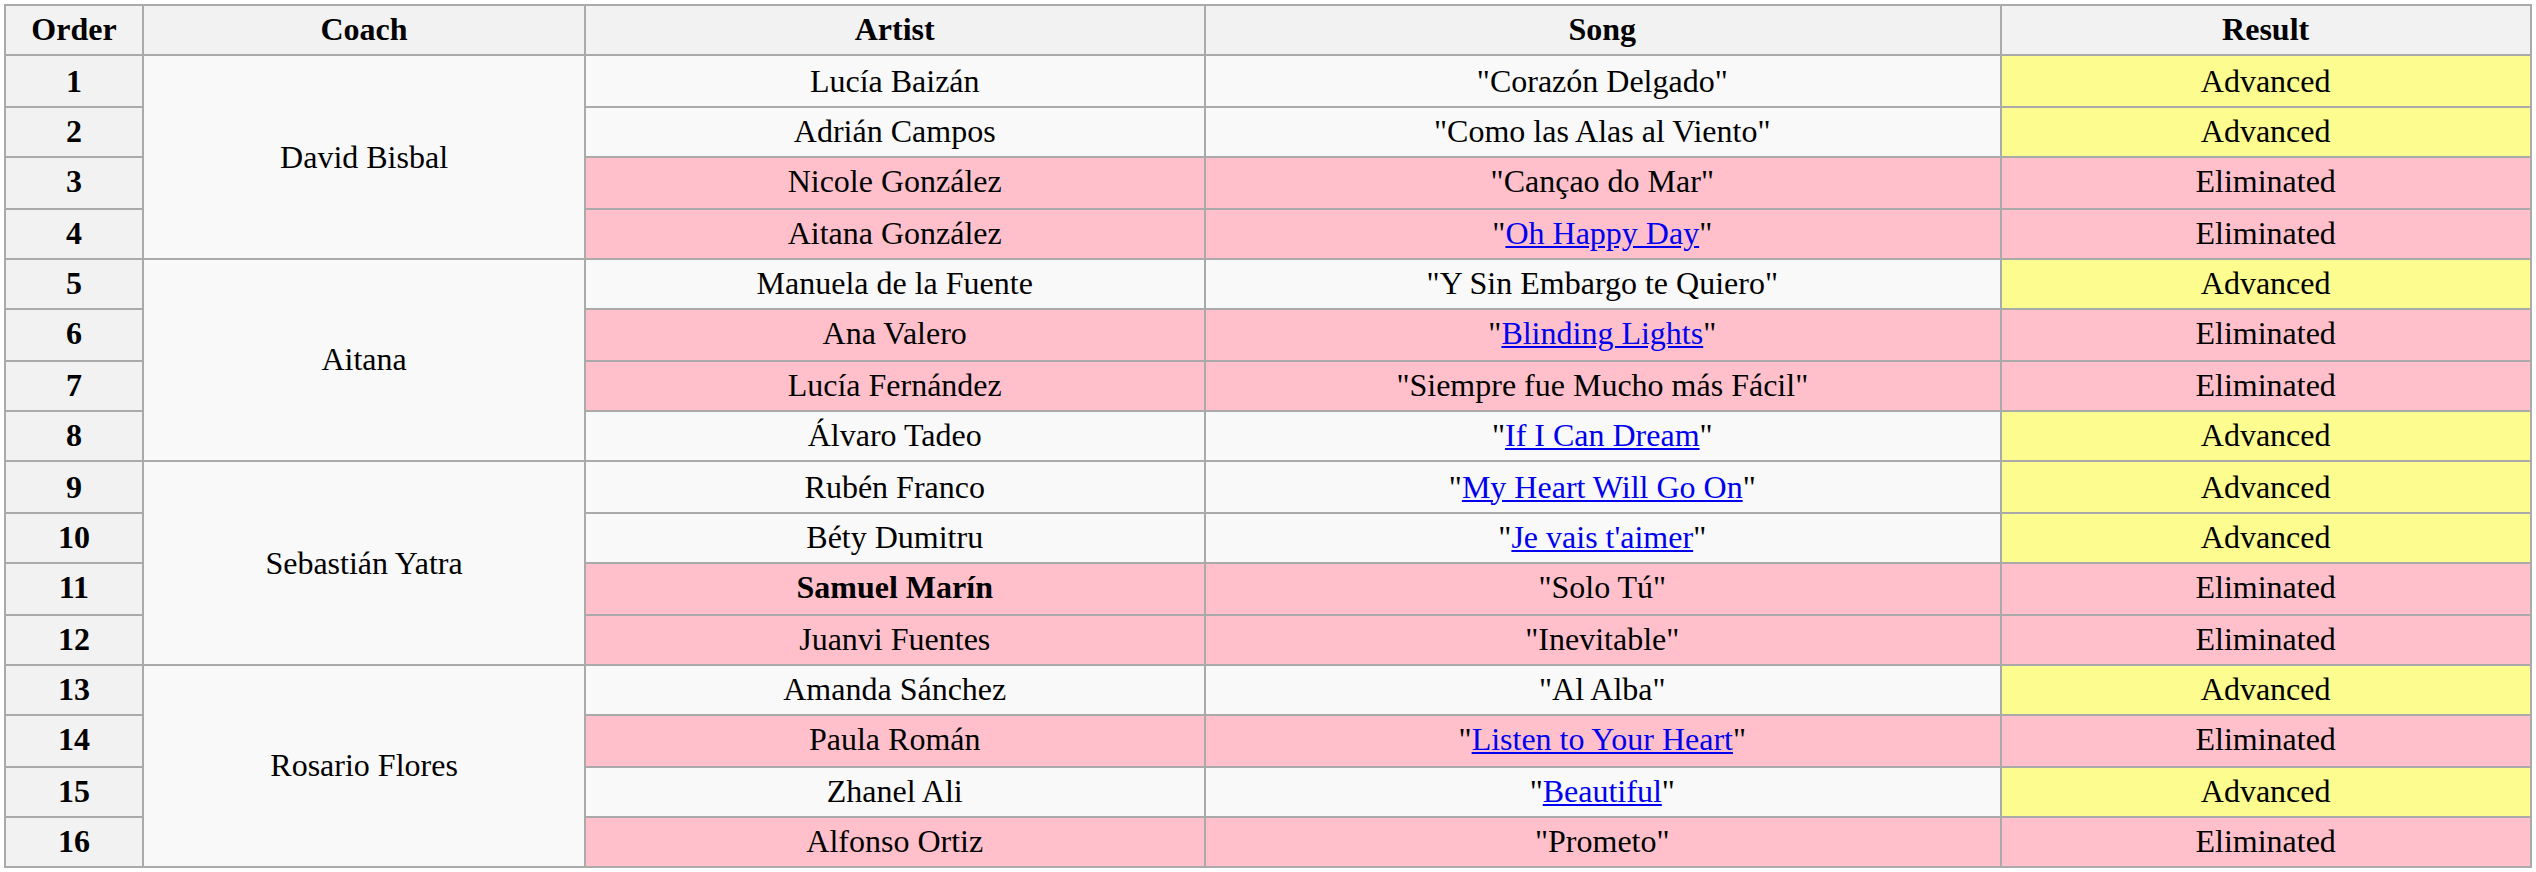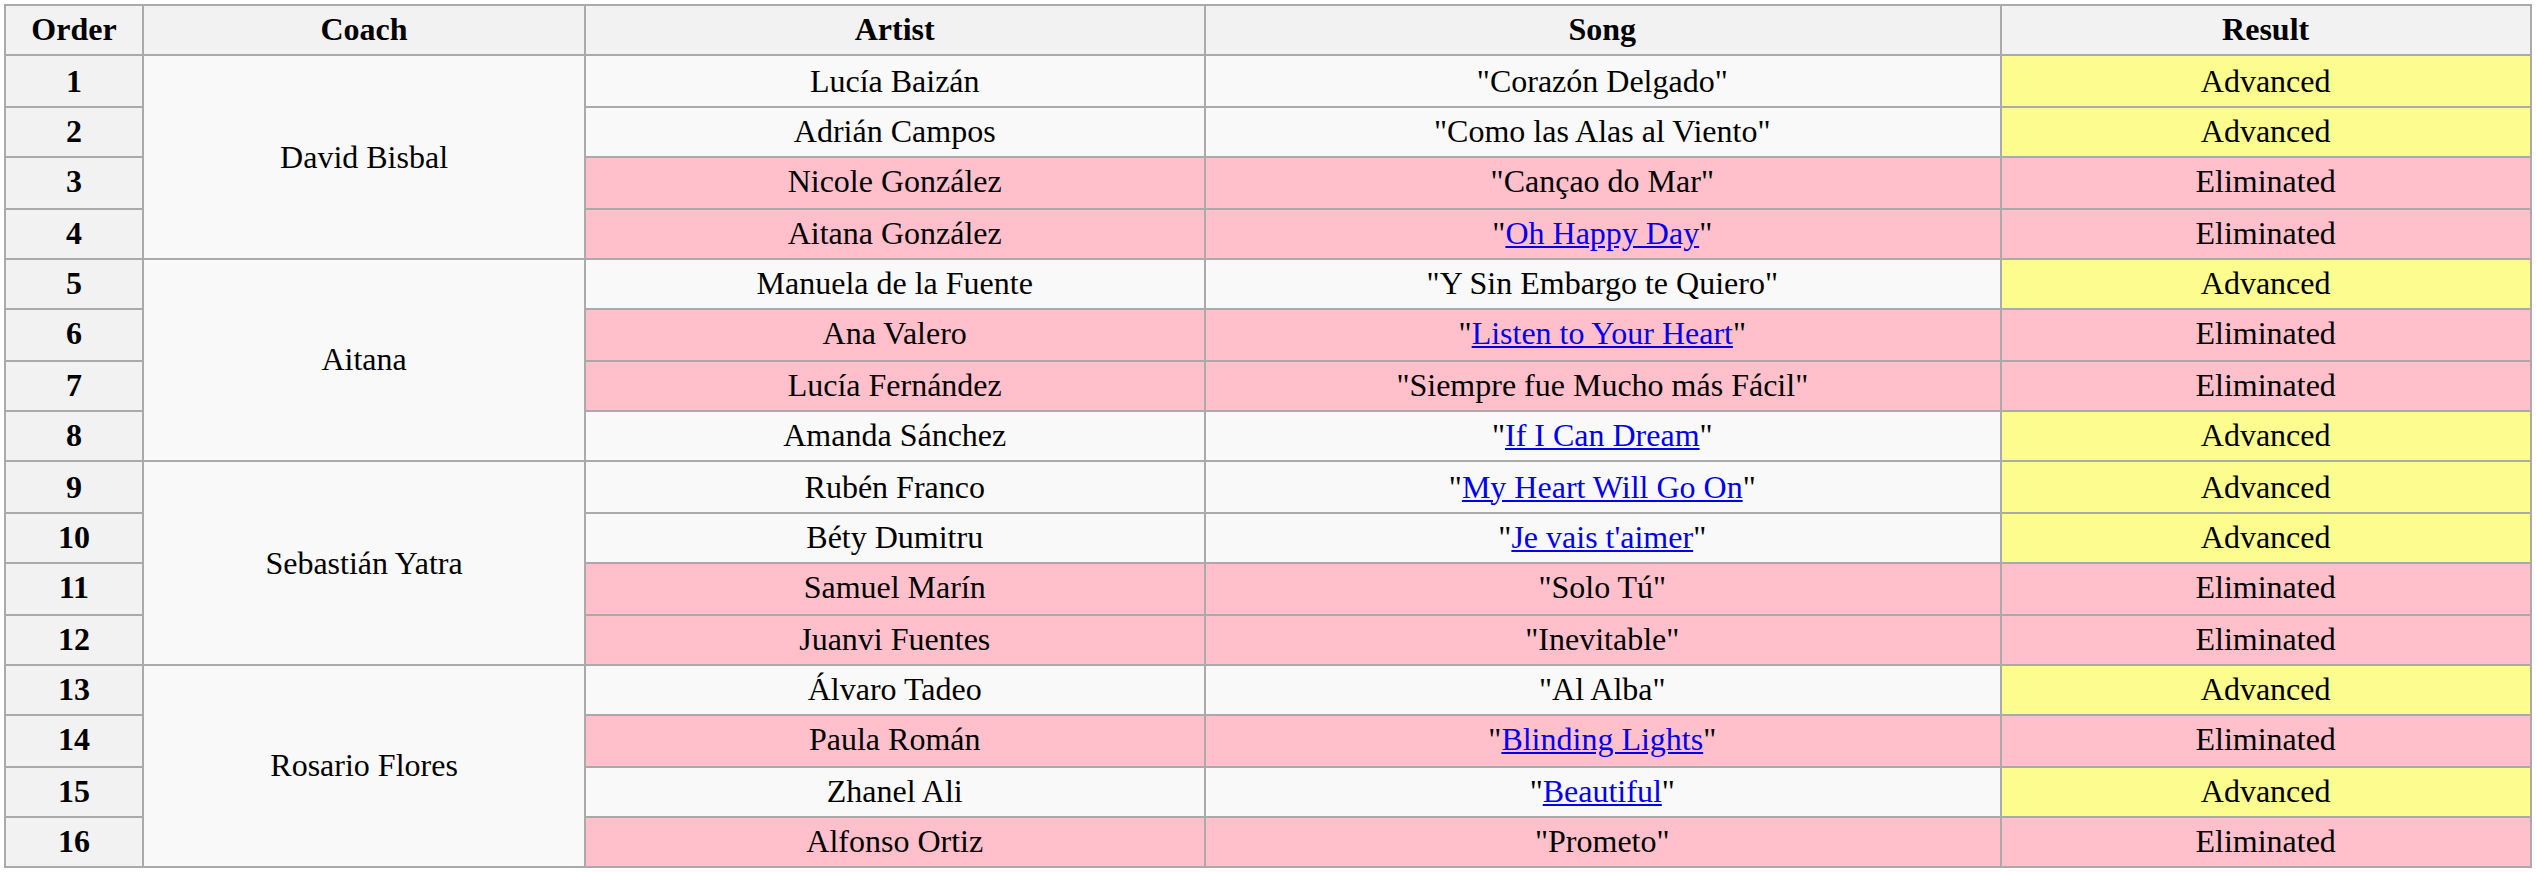(1602, 334) "Blinding Lights" -> (1602, 334) "Listen to Your Heart"
(895, 435) Álvaro Tadeo -> (895, 435) Amanda Sánchez
(895, 588) bold -> (895, 588) normal
(895, 689) Amanda Sánchez -> (895, 689) Álvaro Tadeo
(1602, 740) "Listen to Your Heart" -> (1602, 740) "Blinding Lights"
